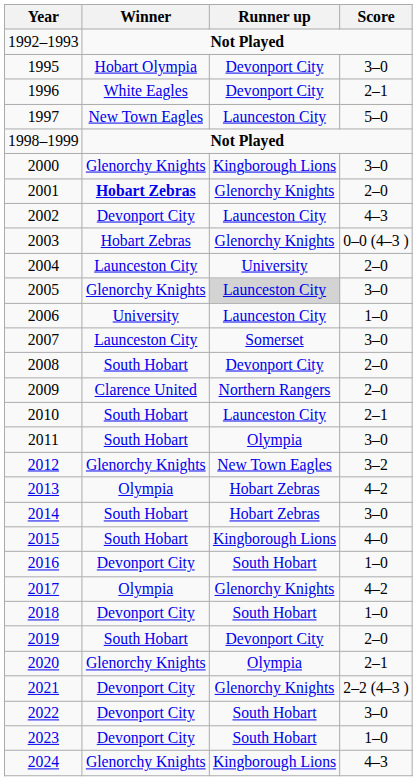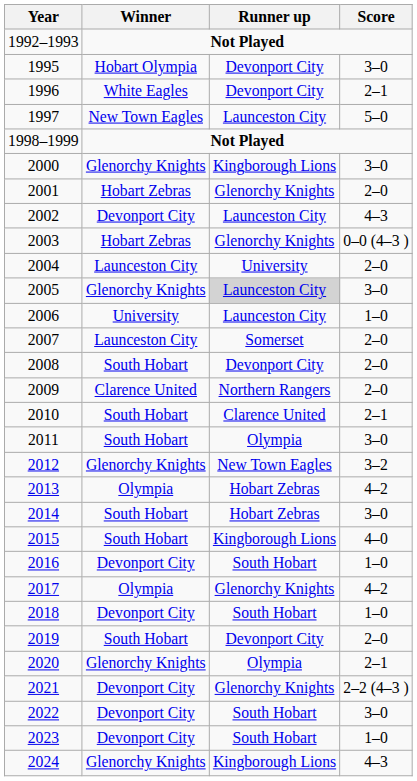(146, 191) bold -> (146, 191) normal
(376, 340) 3–0 -> (376, 340) 2–0
(275, 414) Launceston City -> (275, 414) Clarence United
